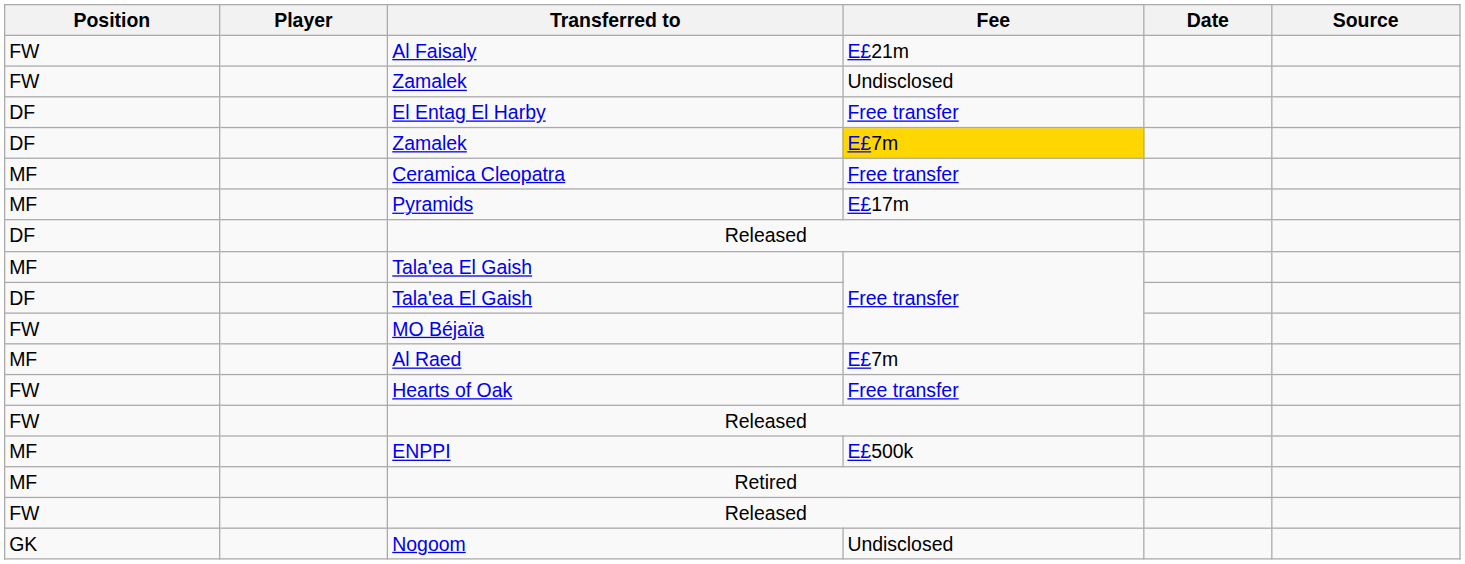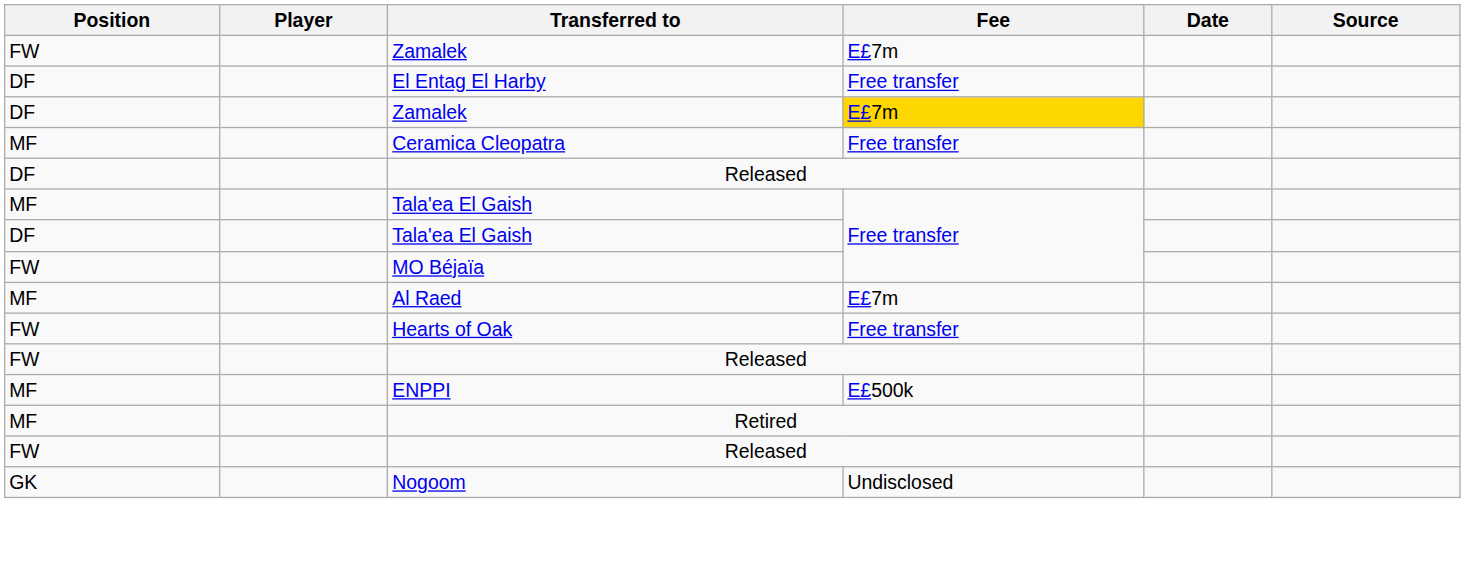- row: (24, 51)
(900, 82) Undisclosed -> (873, 51) E£7m
- row: (23, 205)
